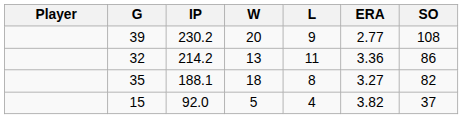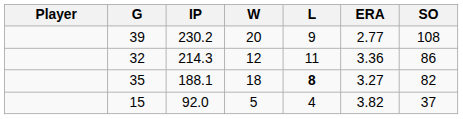(195, 59) 214.2 -> (195, 59) 214.3
(254, 59) 13 -> (254, 59) 12
(312, 80) normal -> (312, 80) bold
